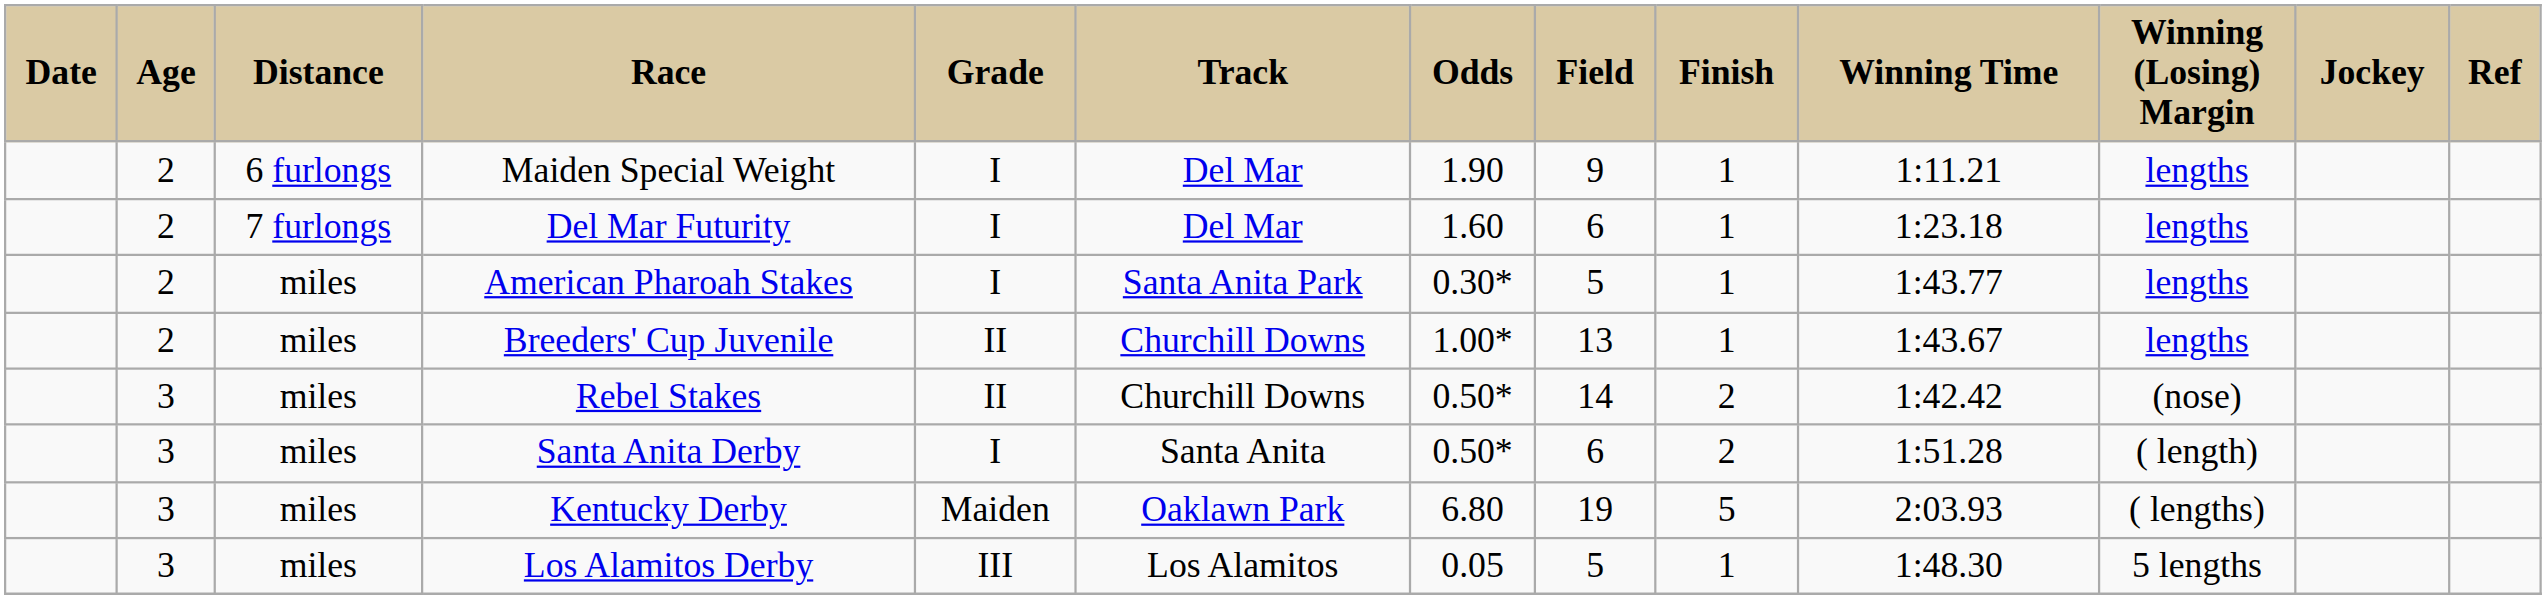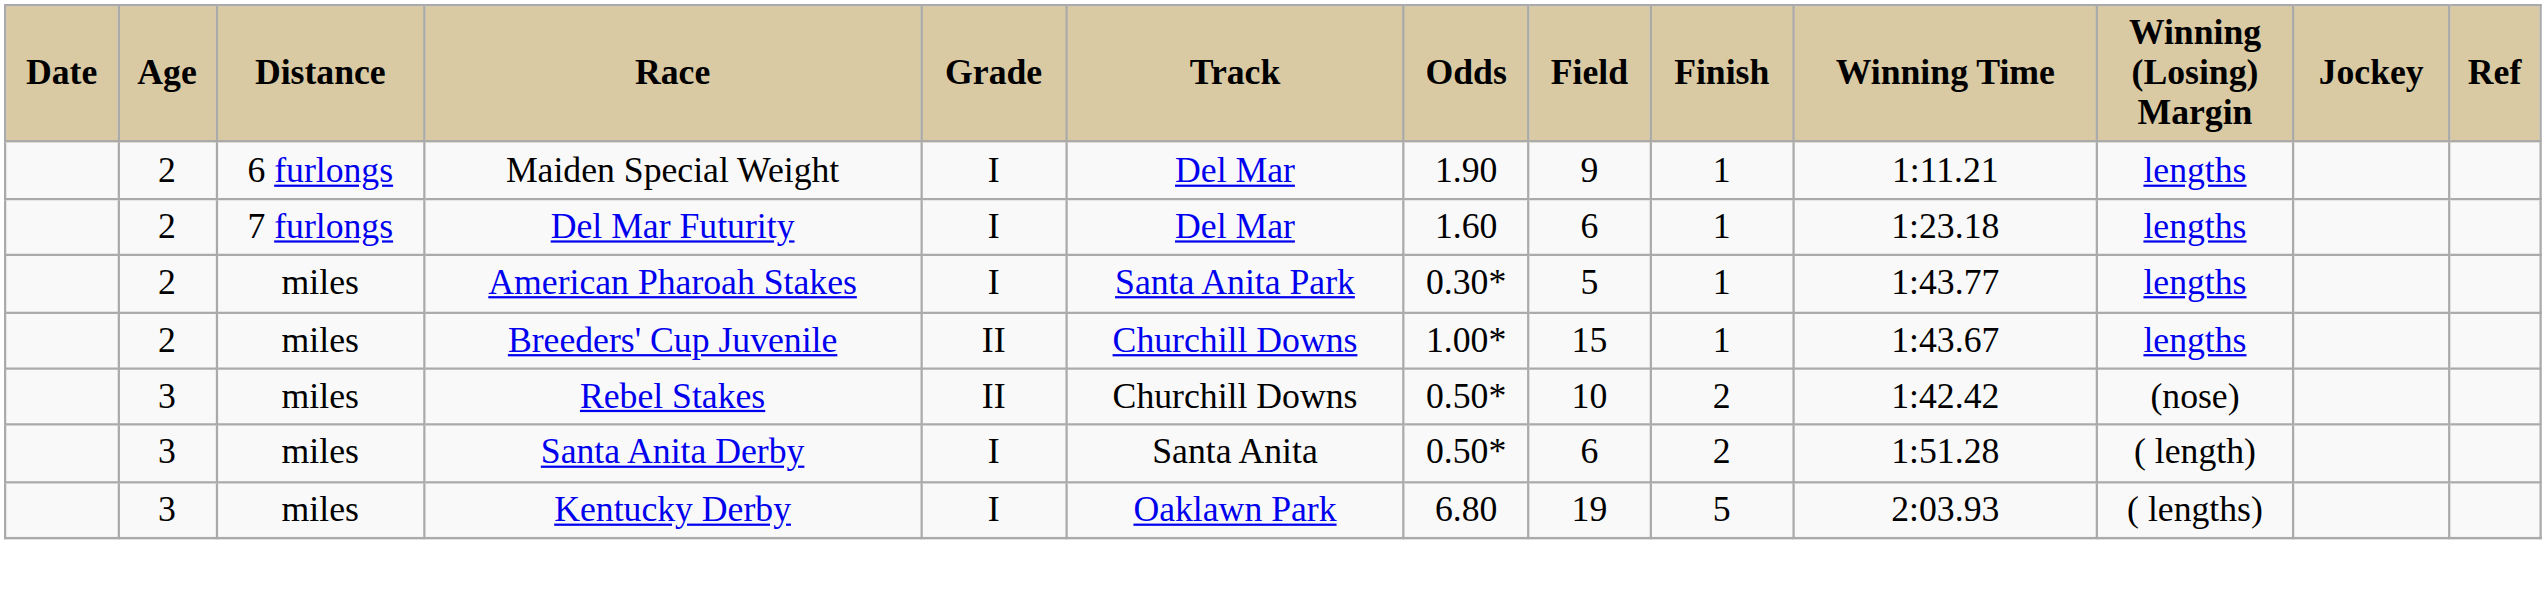(1595, 339) 13 -> (1589, 339) 15
(1595, 396) 14 -> (1589, 396) 10
(995, 509) Maiden -> (994, 509) I
- row: (669, 565)
